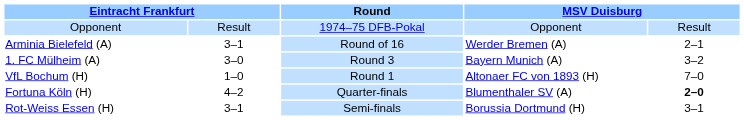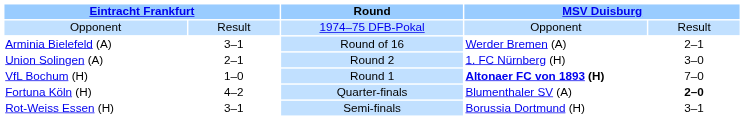+ row: (54, 60)
- row: (53, 60)
(532, 76) normal -> (535, 76) bold
